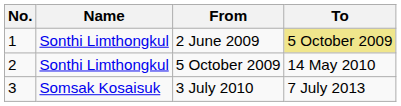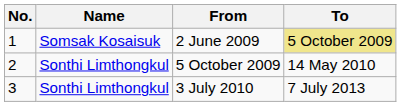(104, 40) Sonthi Limthongkul -> (100, 40) Somsak Kosaisuk
(100, 88) Somsak Kosaisuk -> (104, 88) Sonthi Limthongkul
